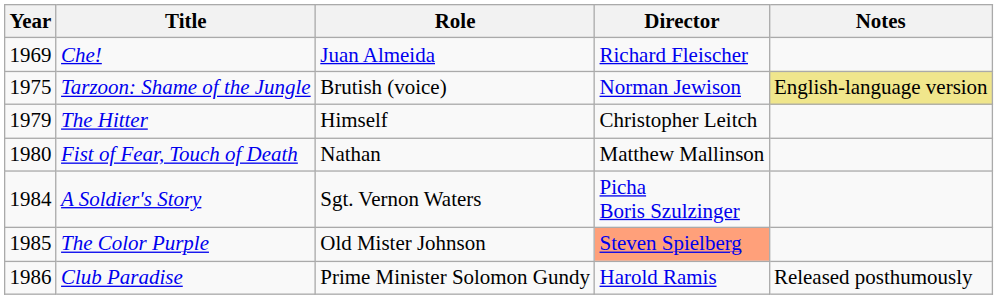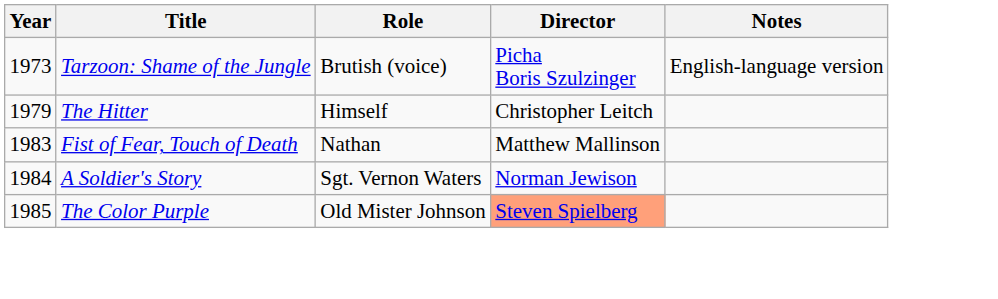- row: (81, 54)
(30, 87) 1975 -> (30, 66) 1973
(670, 87) Norman Jewison -> (565, 66) Picha Boris Szulzinger
(881, 87) khaki background -> (777, 66) no background
(30, 154) 1980 -> (30, 144) 1983
(670, 199) Picha Boris Szulzinger -> (566, 177) Norman Jewison
- row: (122, 277)
